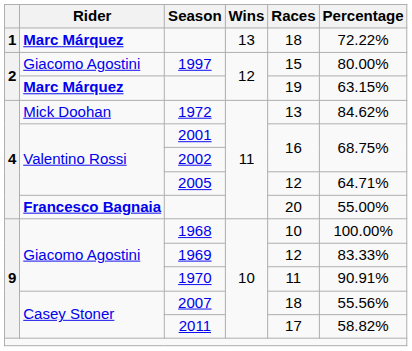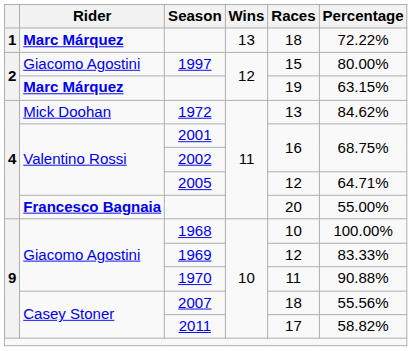(363, 278) 90.91% -> (363, 278) 90.88%
